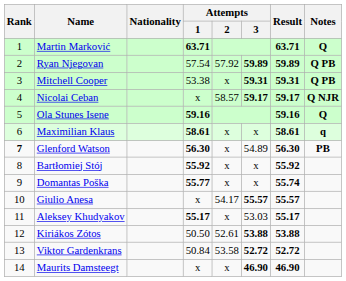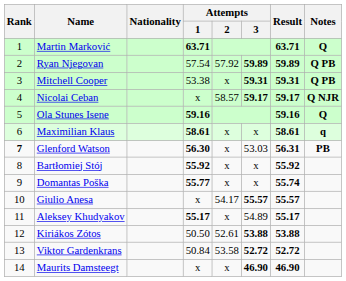(256, 149) 54.89 -> (256, 149) 53.03
(287, 149) 56.30 -> (287, 149) 56.31
(256, 217) 53.03 -> (256, 217) 54.89
